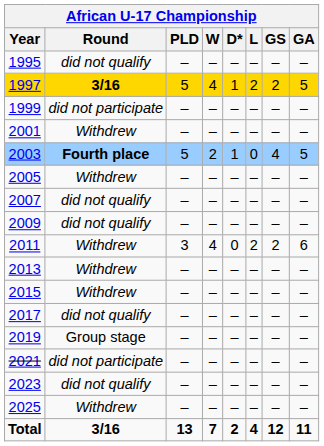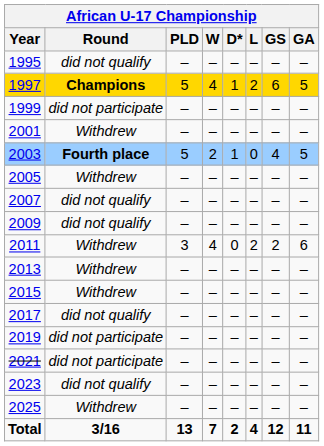(106, 85) 3/16 -> (106, 85) Champions
(276, 85) 2 -> (276, 85) 6
(106, 338) Group stage -> (106, 338) did not participate
